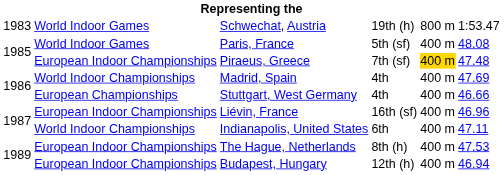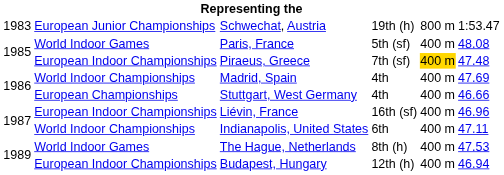(92, 26) World Indoor Games -> (125, 26) European Junior Championships
(125, 146) European Indoor Championships -> (92, 146) World Indoor Games
